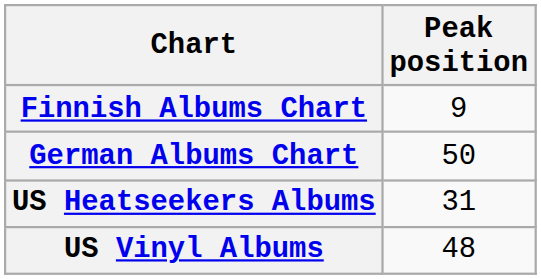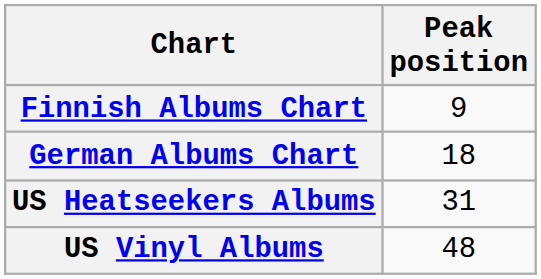(459, 156) 50 -> (459, 156) 18
